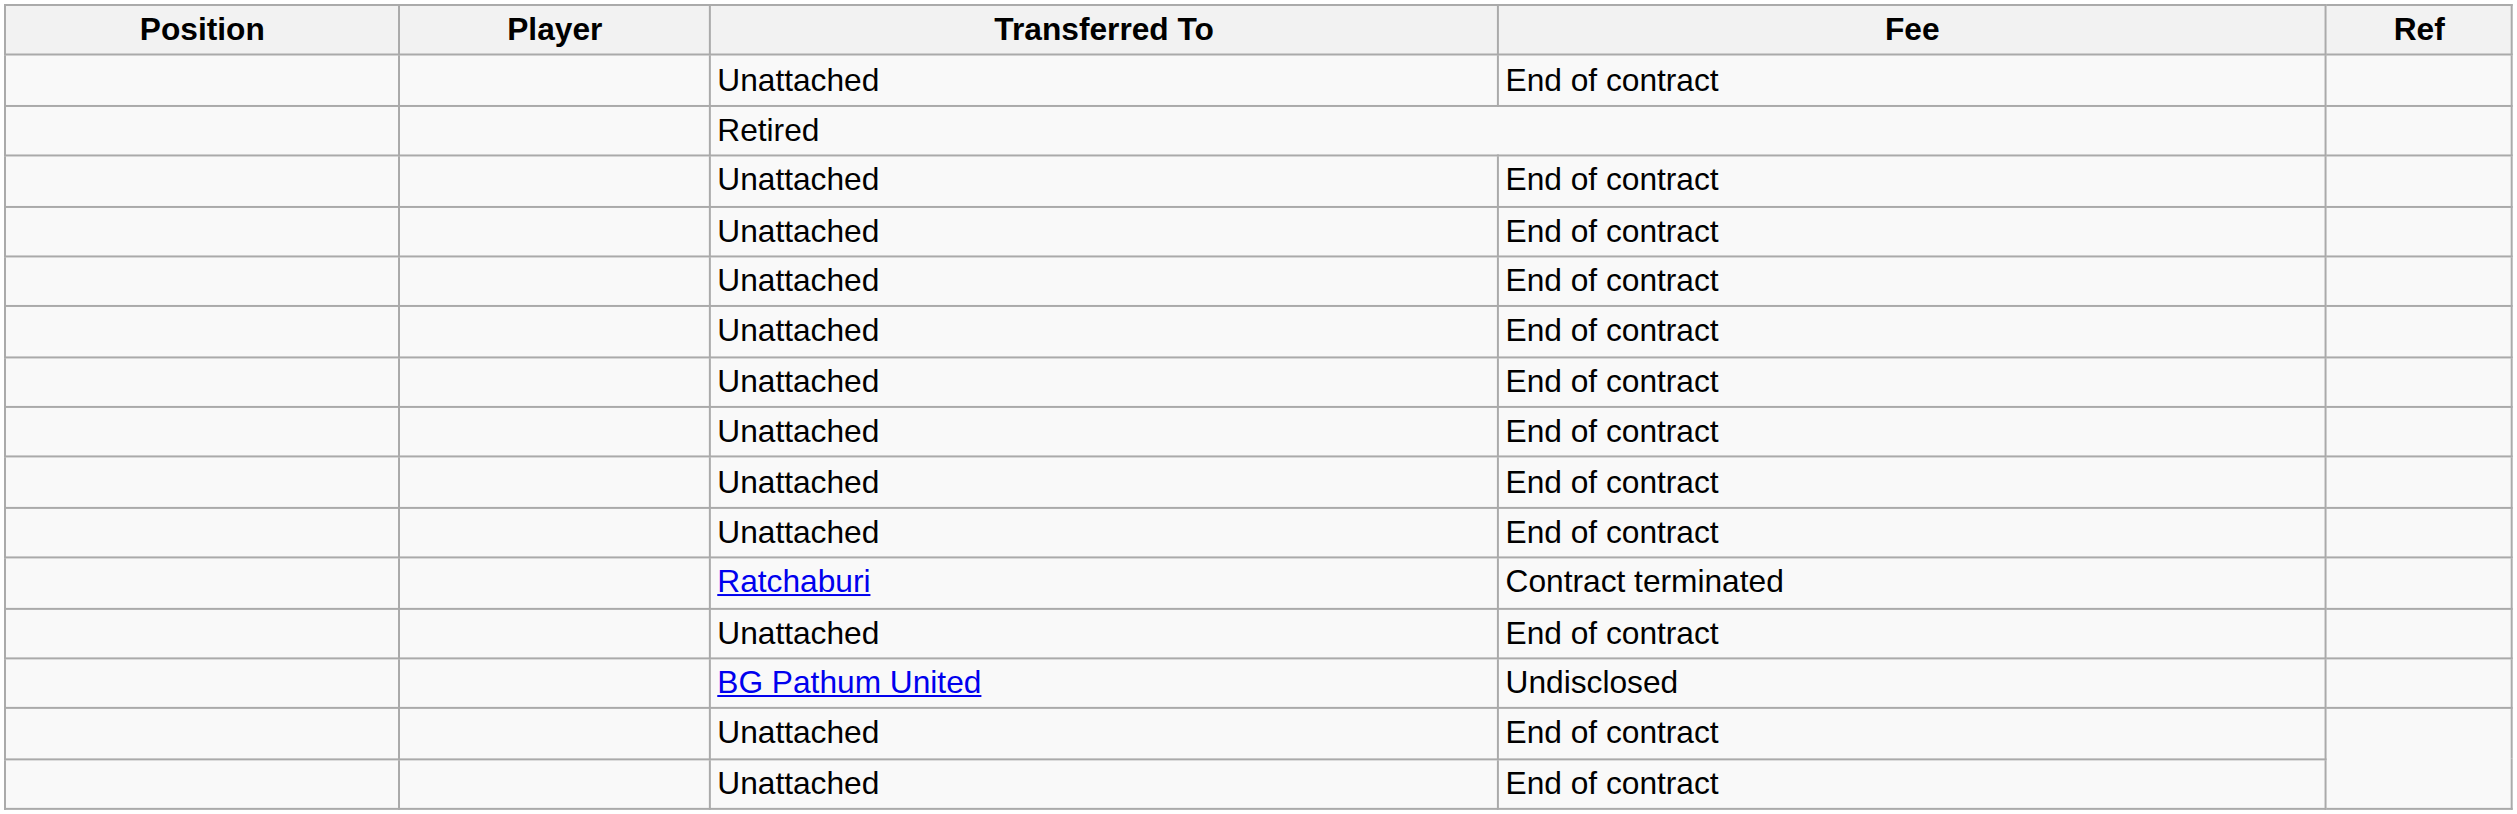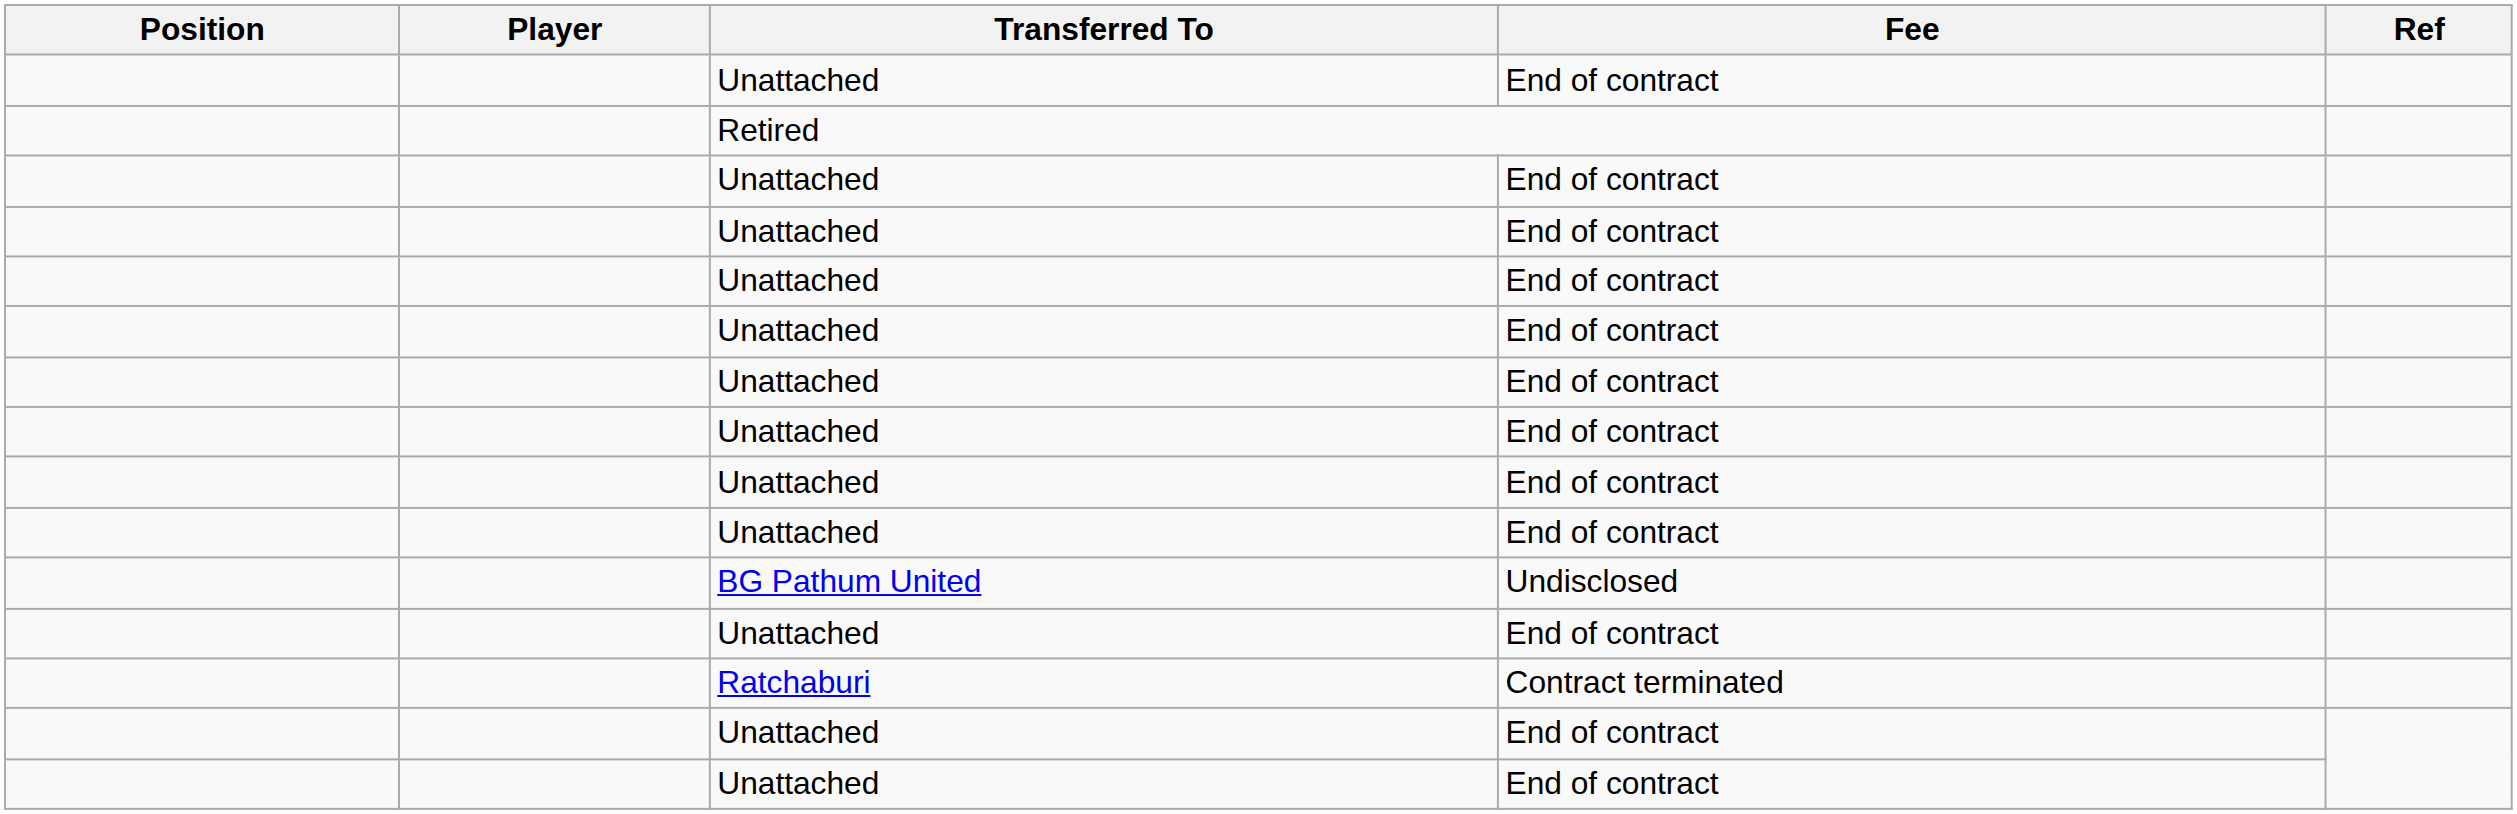rows swapped: (849, 682) <-> (794, 582)
